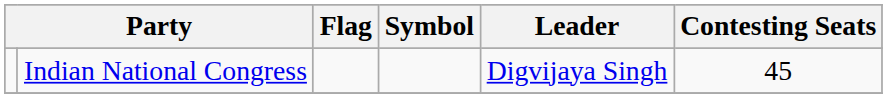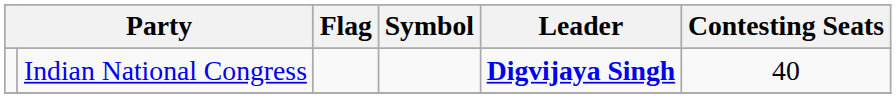(577, 70) normal -> (581, 70) bold
(778, 70) 45 -> (786, 70) 40
